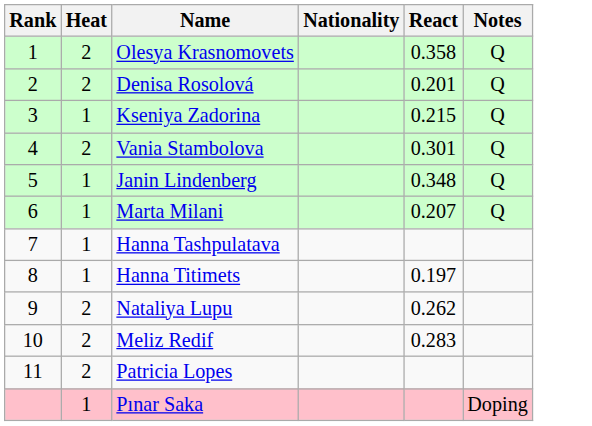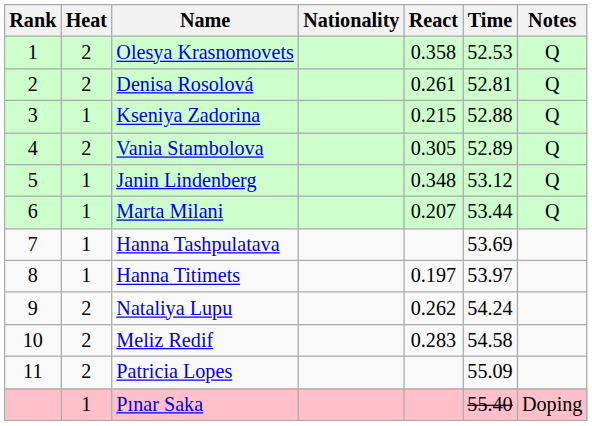+ column: (490, 20)
(433, 84) 0.201 -> (433, 84) 0.261
(433, 148) 0.301 -> (433, 148) 0.305
